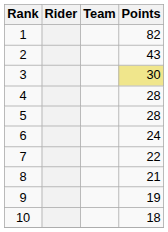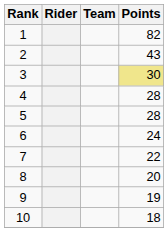(154, 177) 21 -> (154, 177) 20
